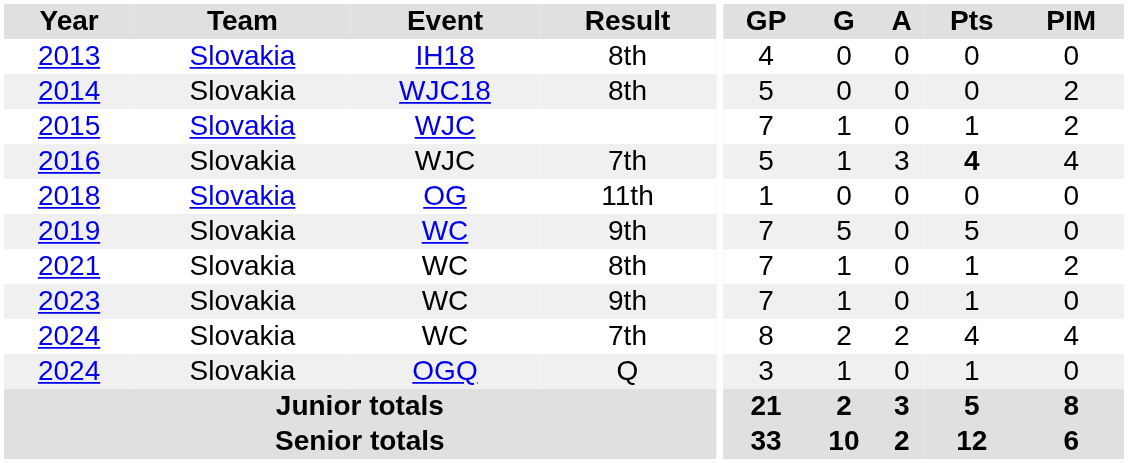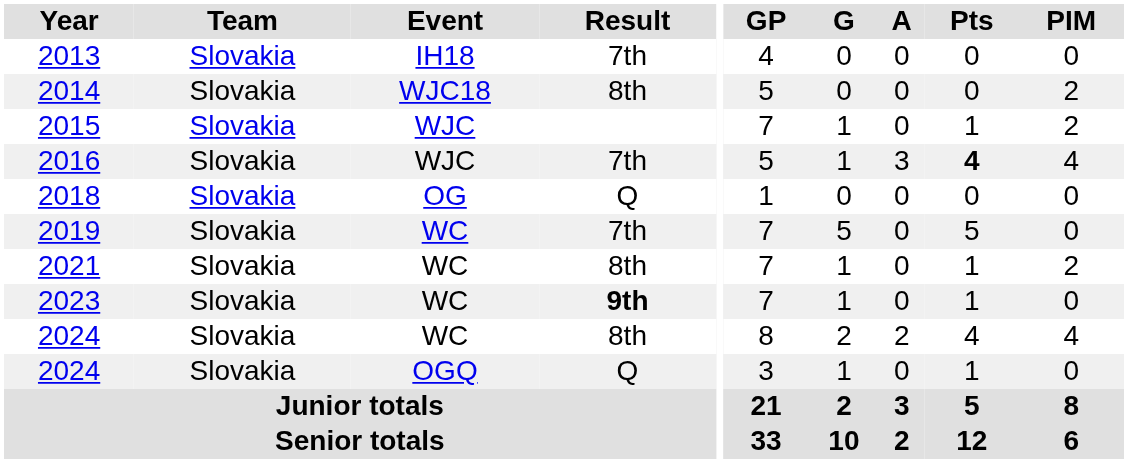(627, 56) 8th -> (627, 56) 7th
(628, 196) 11th -> (628, 196) Q
(627, 231) 9th -> (627, 231) 7th
(627, 301) normal -> (627, 301) bold
(627, 336) 7th -> (627, 336) 8th
